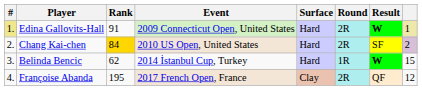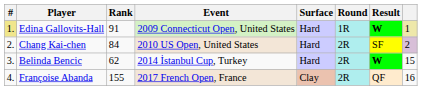(344, 28) 2R -> (344, 28) 1R
(114, 45) gold background -> (114, 45) no background
(344, 61) 1R -> (344, 61) 2R
(117, 77) 195 -> (117, 77) 155
(410, 77) 12 -> (410, 77) 16
